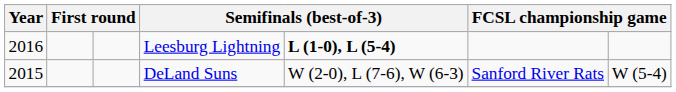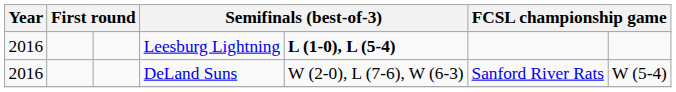(26, 73) 2015 -> (26, 73) 2016
